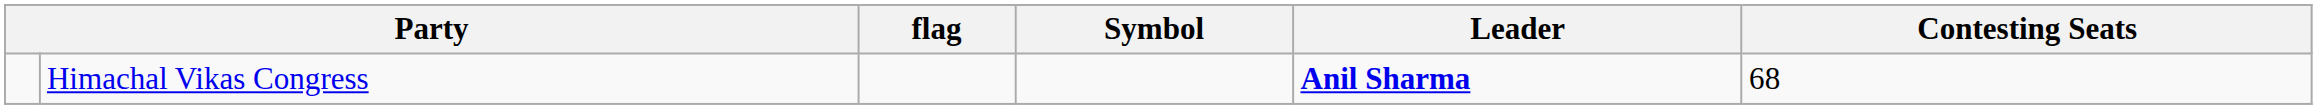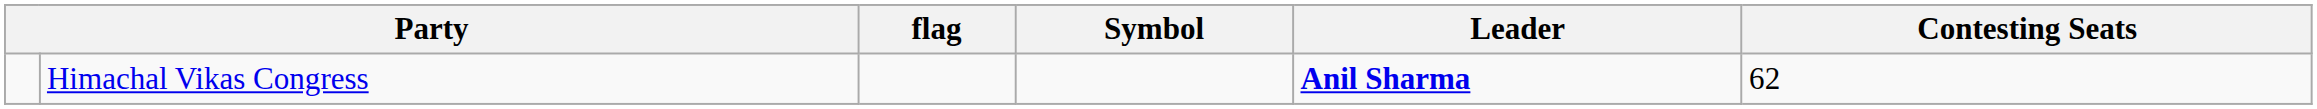(1765, 78) 68 -> (1765, 78) 62
